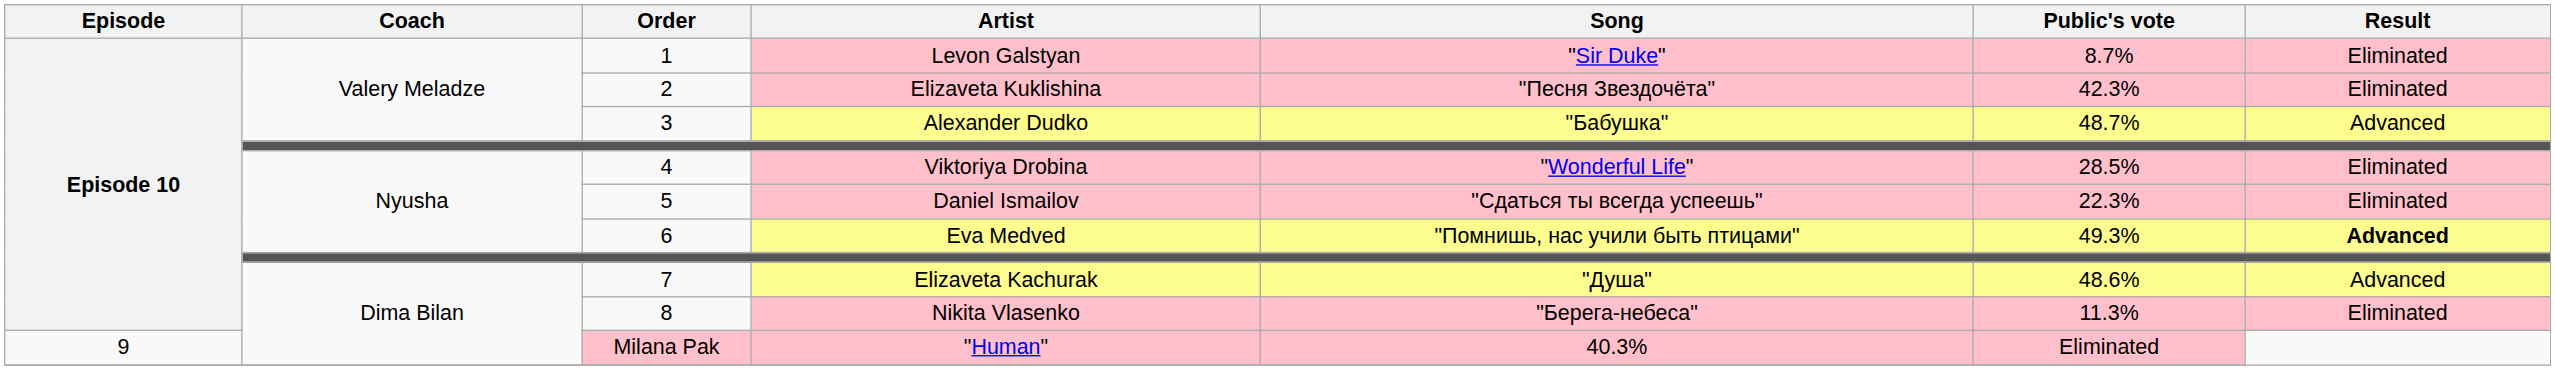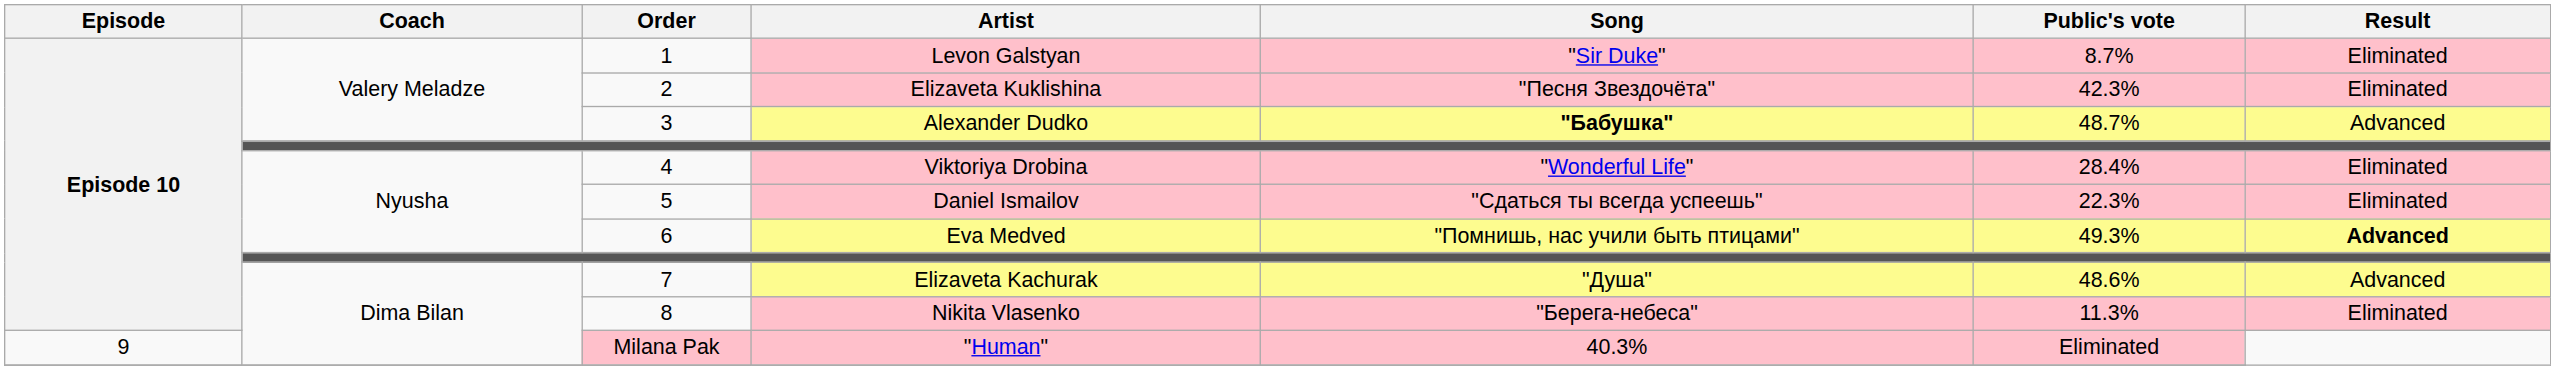(1617, 123) normal -> (1617, 123) bold
(2109, 167) 28.5% -> (2109, 167) 28.4%
